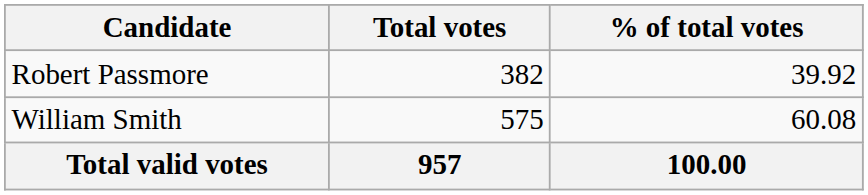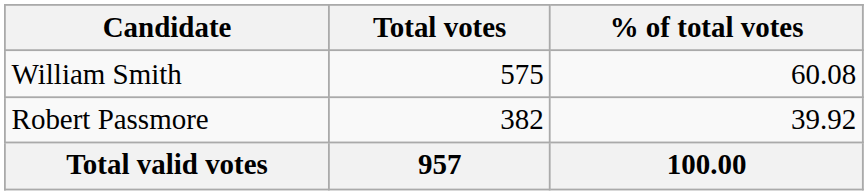rows swapped: (97, 119) <-> (110, 73)
